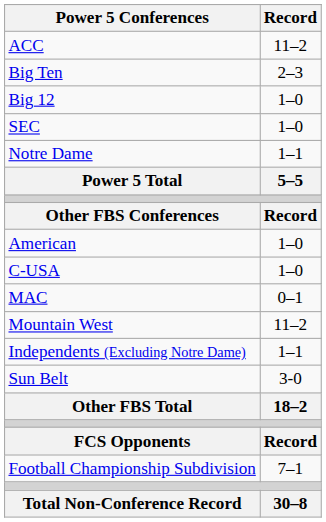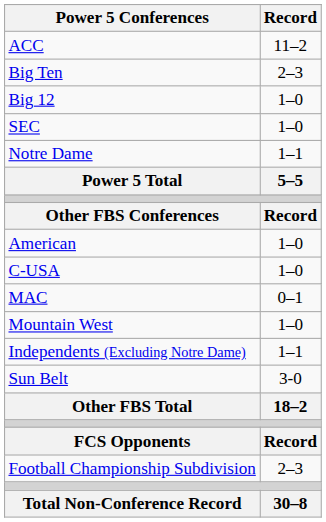(290, 324) 11–2 -> (290, 324) 1–0
(290, 468) 7–1 -> (290, 468) 2–3
